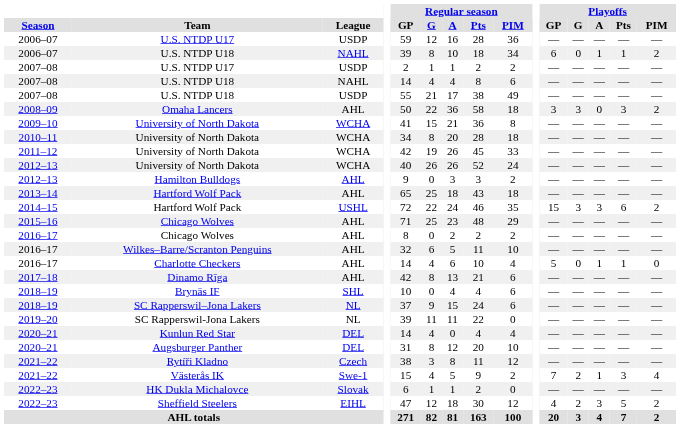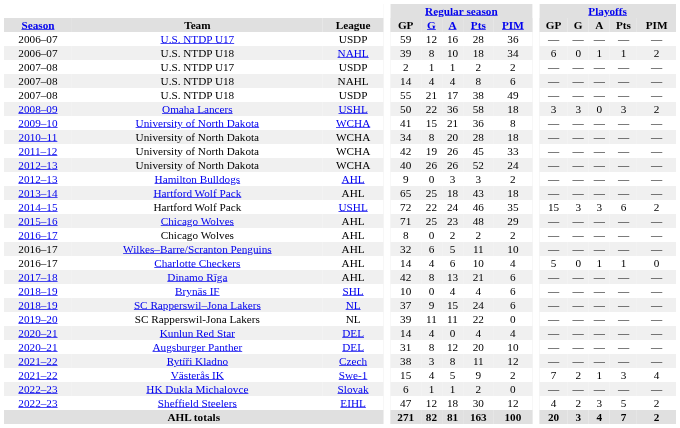(353, 109) AHL -> (353, 109) USHL
